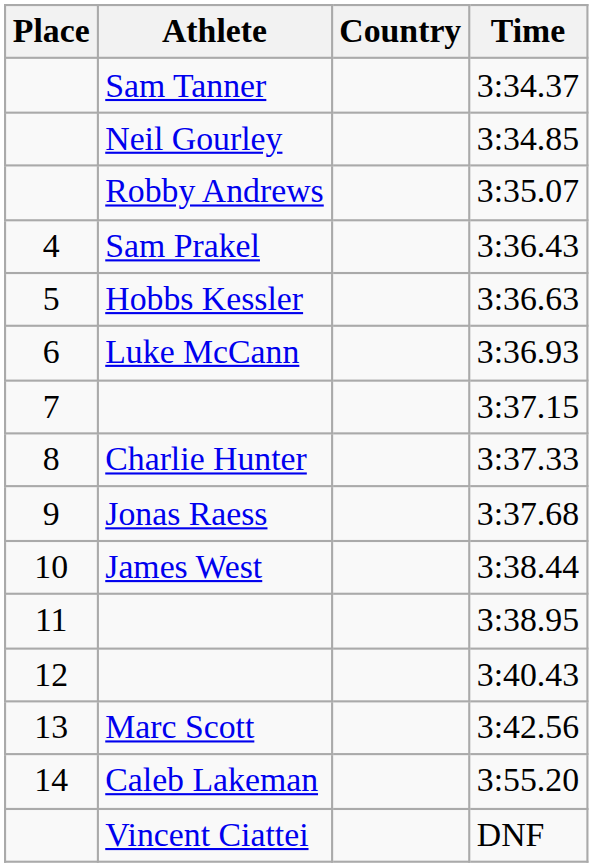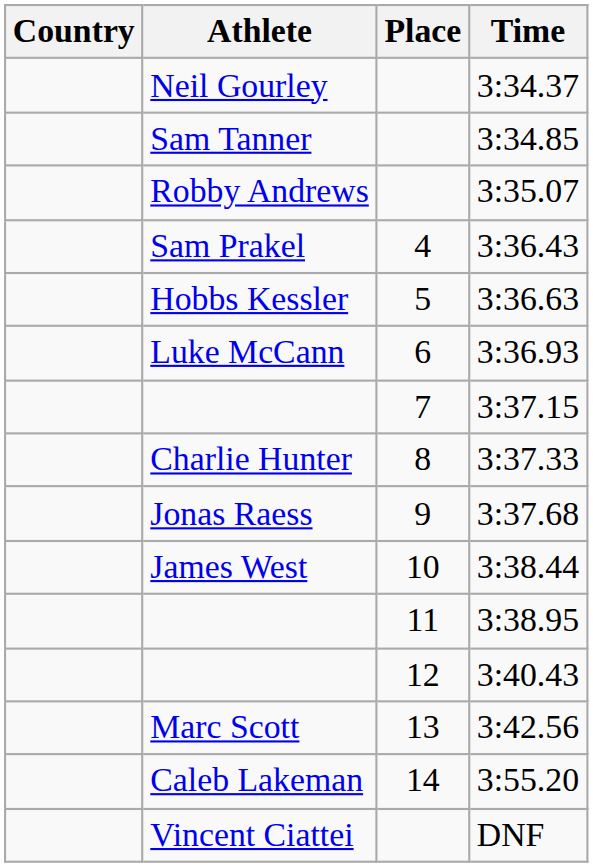columns swapped: (51, 31) <-> (400, 31)
(186, 84) Sam Tanner -> (239, 84) Neil Gourley
(194, 138) Neil Gourley -> (231, 138) Sam Tanner
